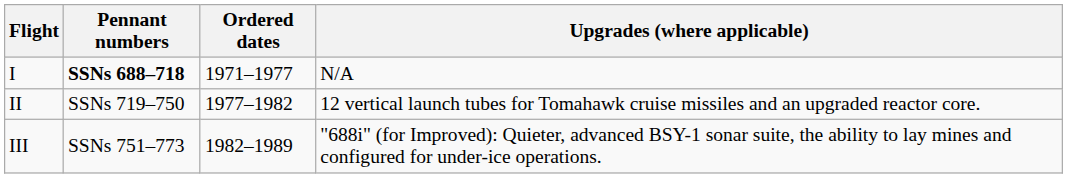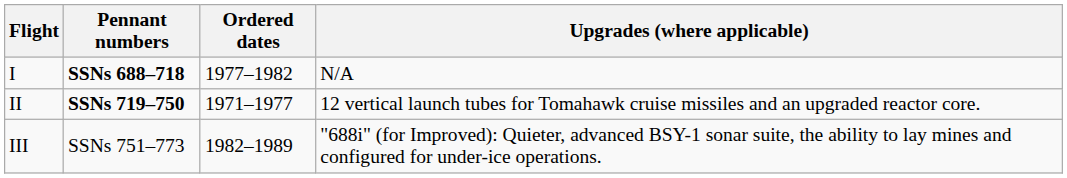(249, 72) 1971–1977 -> (249, 72) 1977–1982
(126, 103) normal -> (126, 103) bold
(249, 103) 1977–1982 -> (249, 103) 1971–1977
